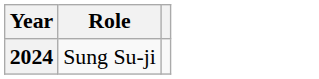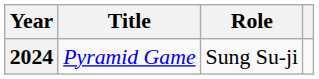+ column: (129, 21)
